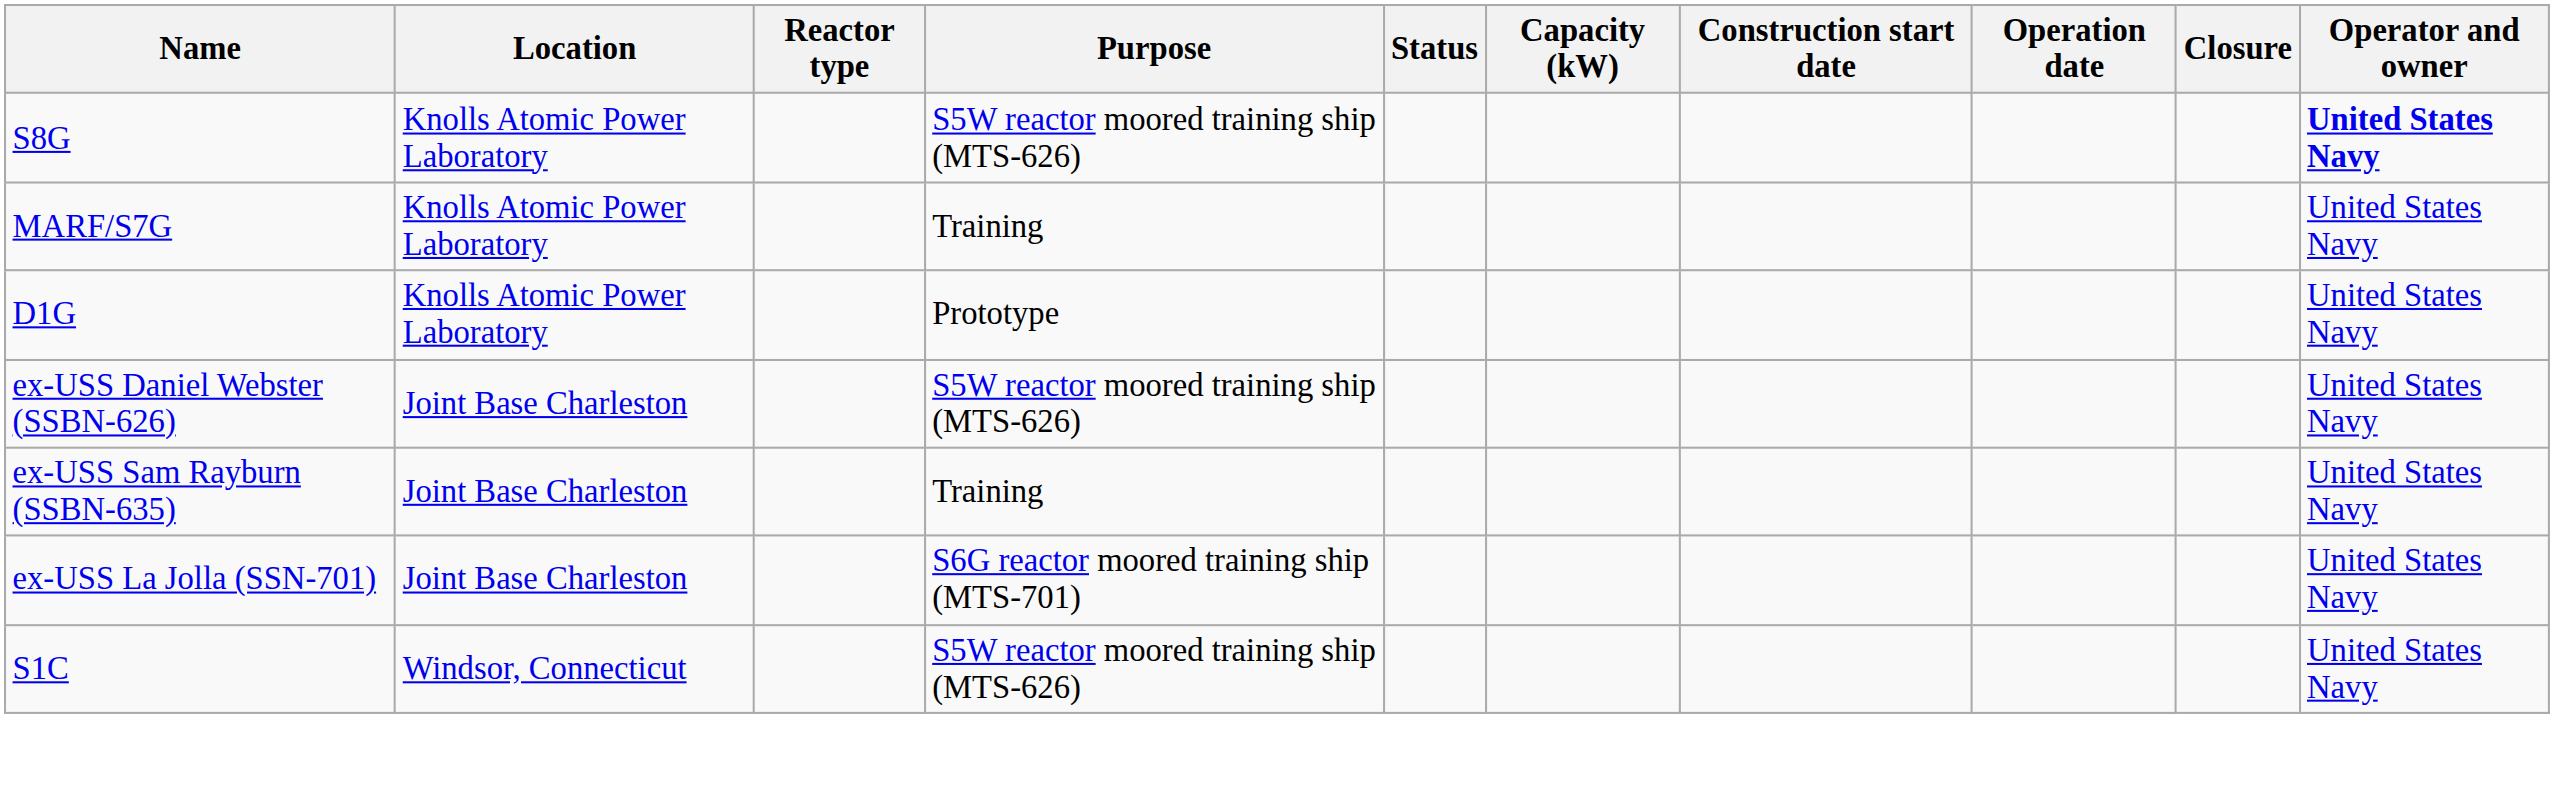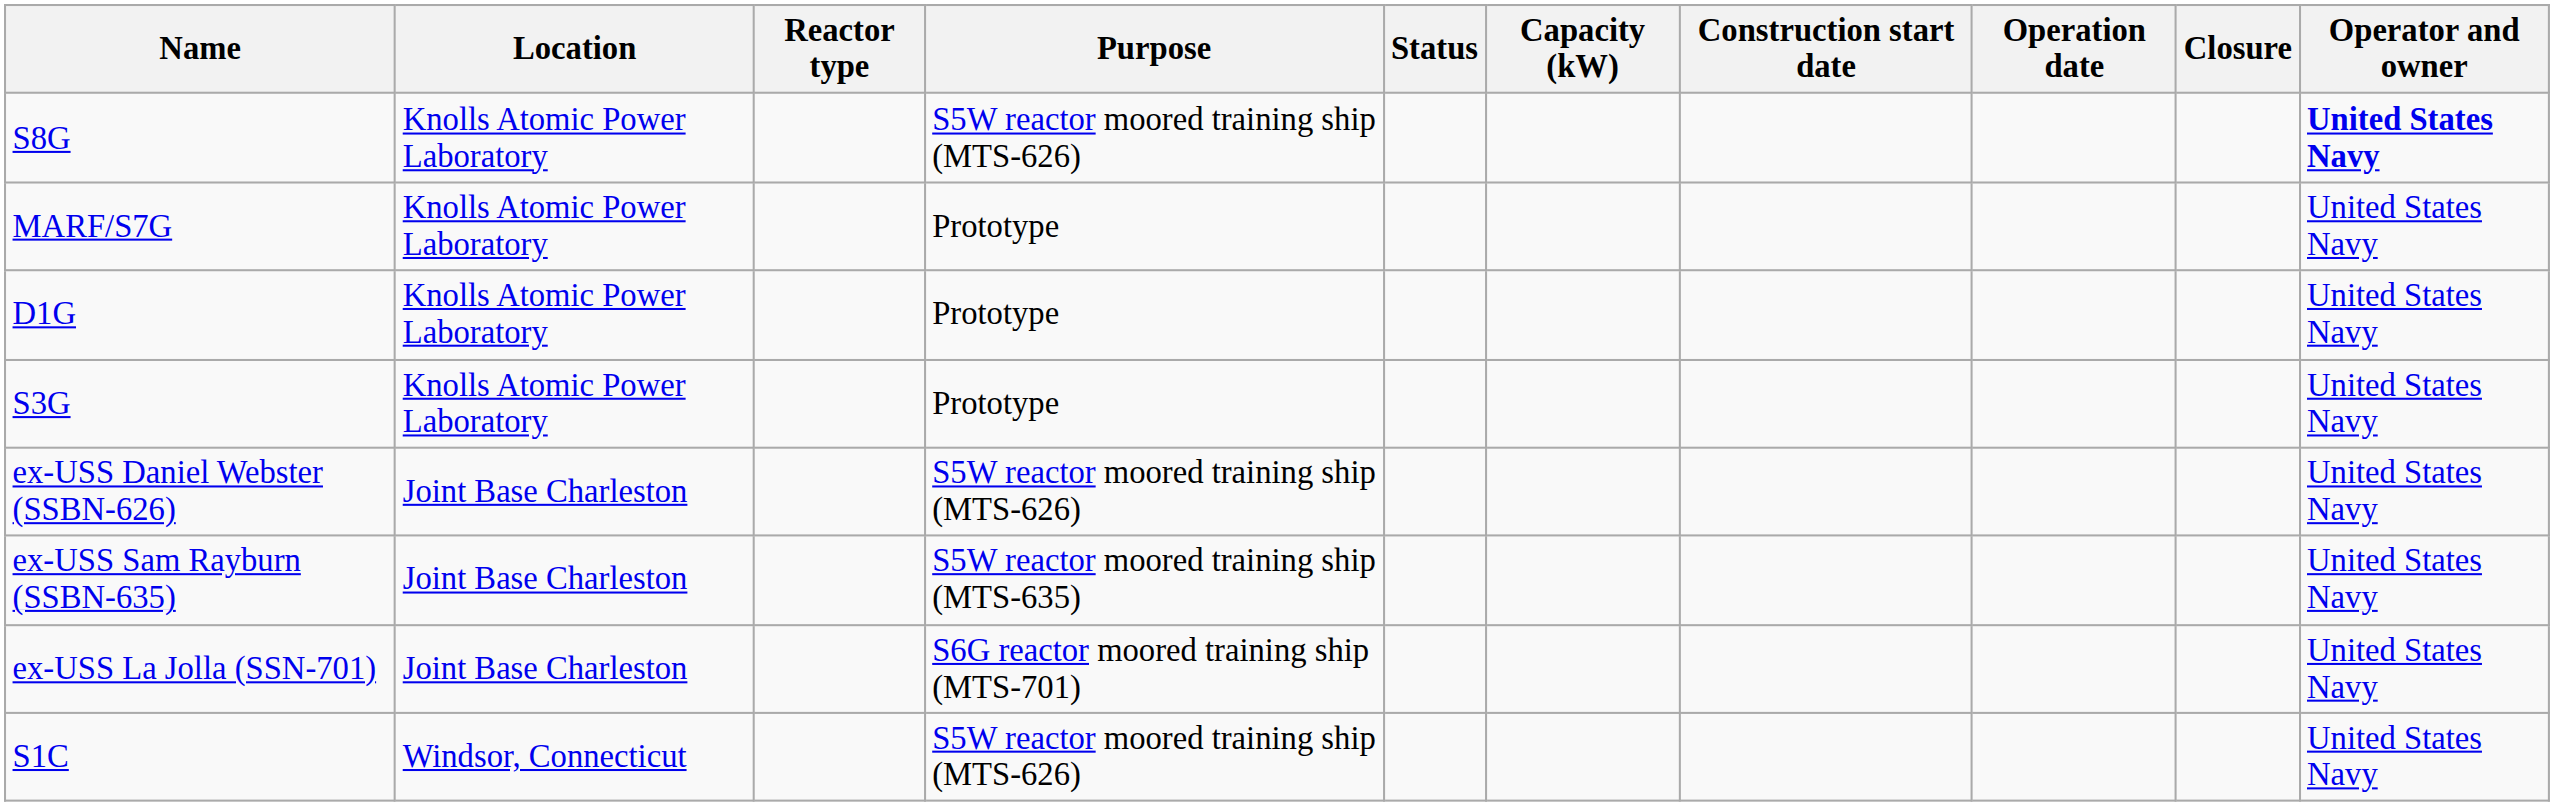(988, 225) Training -> (996, 225) Prototype
+ row: (42, 402)
(988, 491) Training -> (1154, 579) S5W reactor moored training ship (MTS-635)
